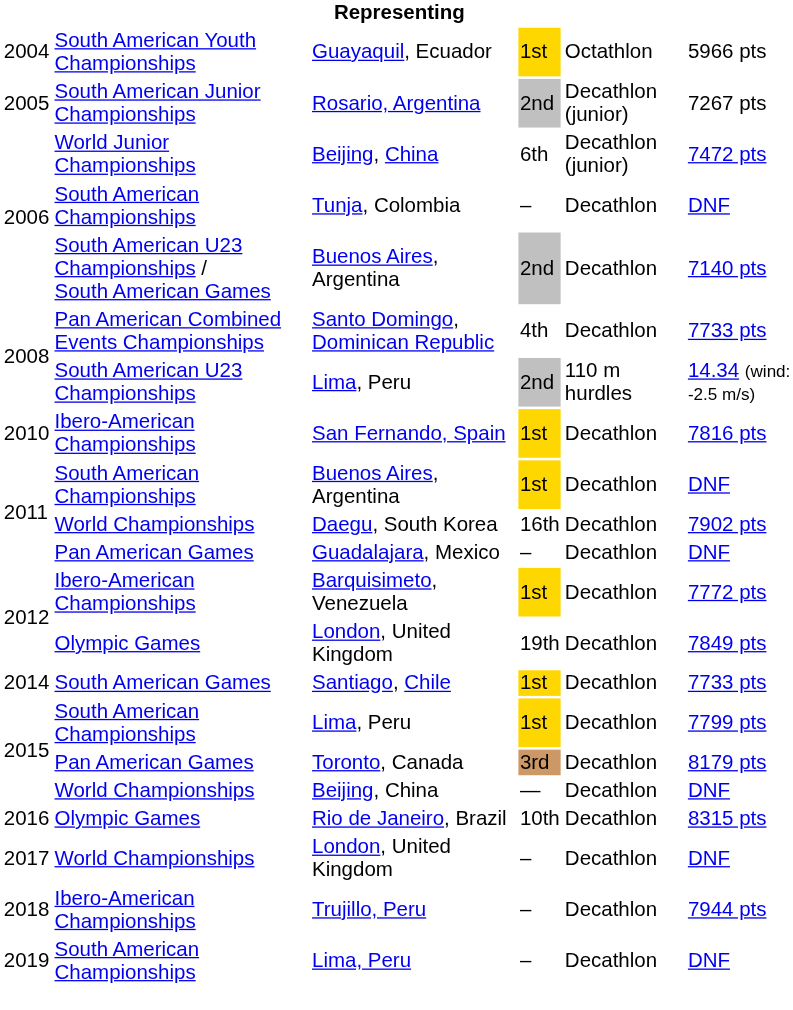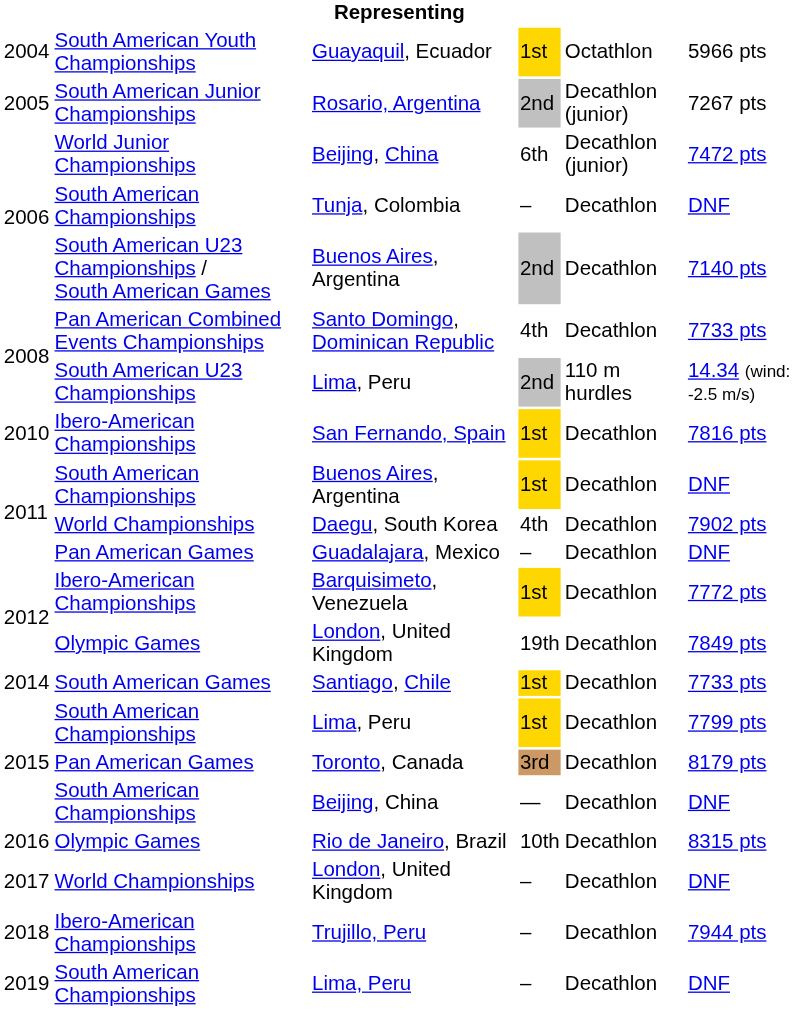(540, 524) 16th -> (534, 524) 4th
(154, 790) World Championships -> (127, 801) South American Championships
